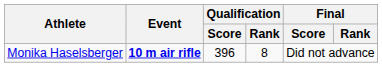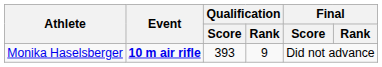(225, 53) 396 -> (225, 53) 393
(265, 53) 8 -> (265, 53) 9
